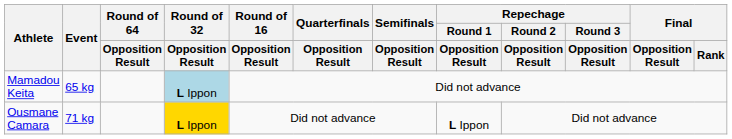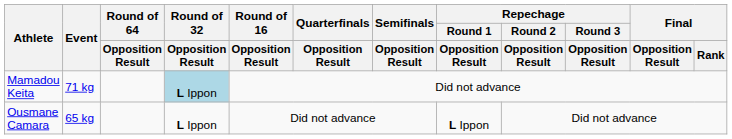(80, 87) 65 kg -> (80, 87) 71 kg
(80, 119) 71 kg -> (80, 119) 65 kg
(197, 125) gold background -> (197, 125) no background
